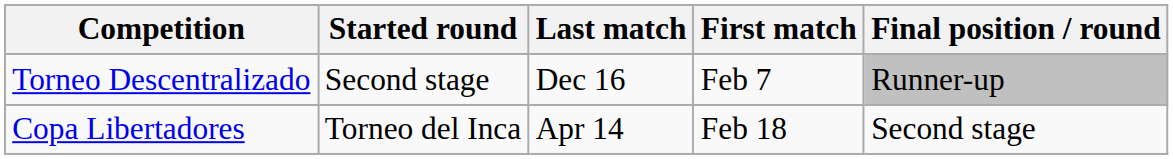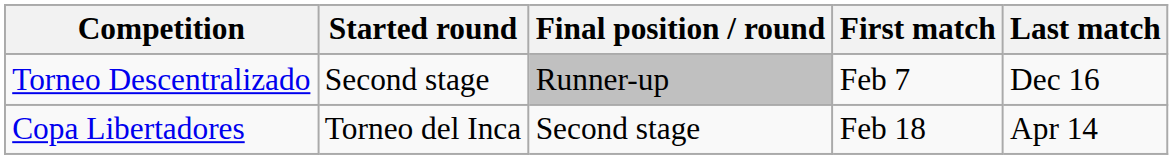columns swapped: (1016, 29) <-> (611, 29)
